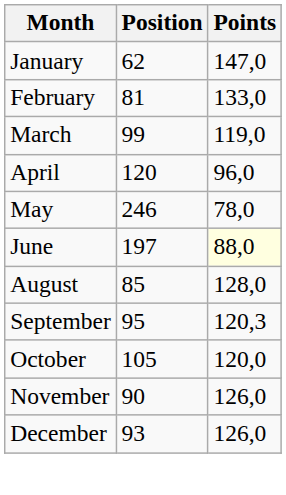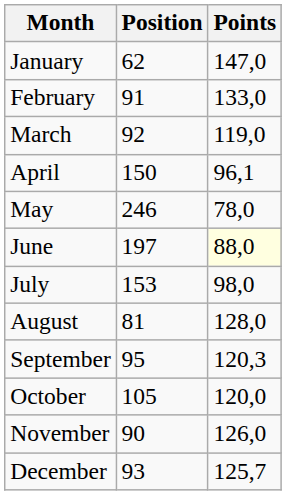(133, 97) 81 -> (133, 97) 91
(133, 135) 99 -> (133, 135) 92
(139, 172) 120 -> (139, 172) 150
(234, 172) 96,0 -> (234, 172) 96,1
+ row: (30, 284)
(133, 284) 85 -> (133, 321) 81
(240, 433) 126,0 -> (240, 470) 125,7
